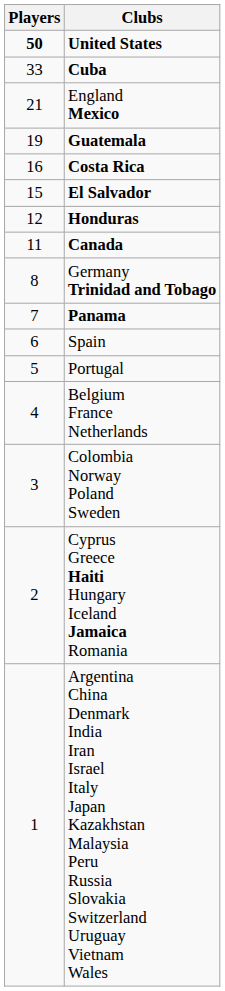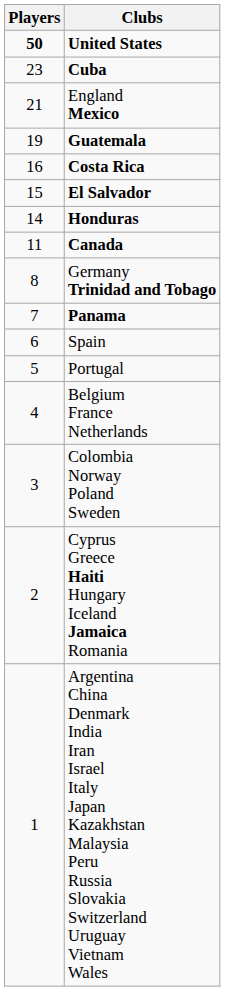(34, 69) 33 -> (34, 69) 23
(34, 219) 12 -> (34, 219) 14
